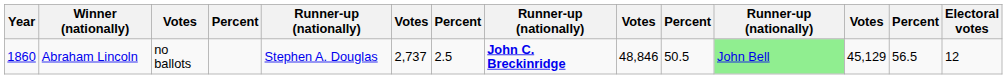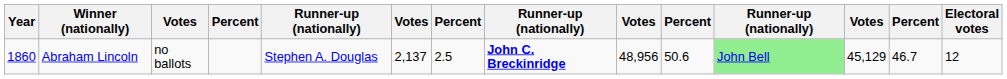(411, 56) 2,737 -> (411, 56) 2,137
(639, 56) 48,846 -> (639, 56) 48,956
(677, 56) 50.5 -> (677, 56) 50.6
(905, 56) 56.5 -> (905, 56) 46.7
